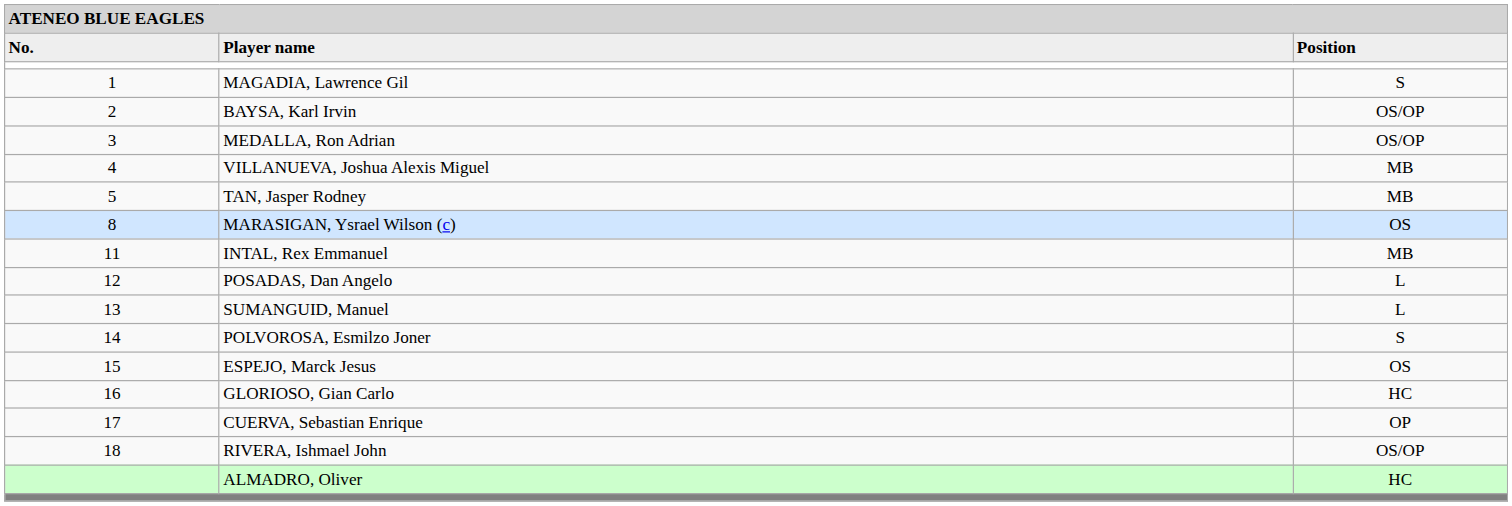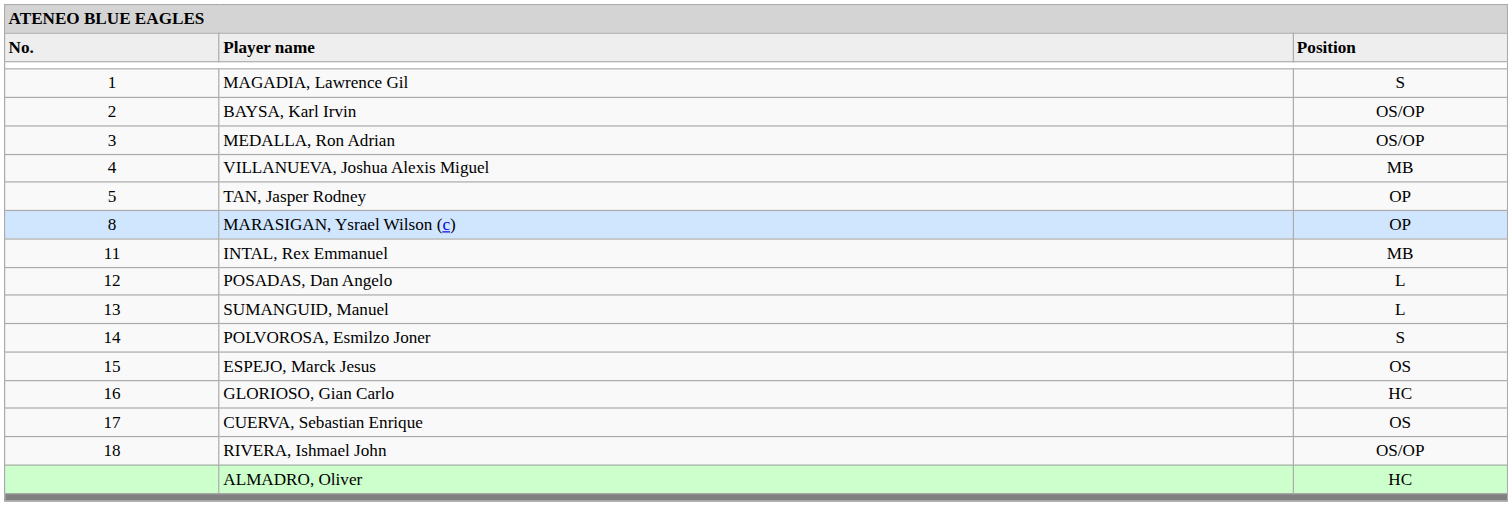(1400, 196) MB -> (1400, 196) OP
(1400, 224) OS -> (1400, 224) OP
(1400, 422) OP -> (1400, 422) OS
